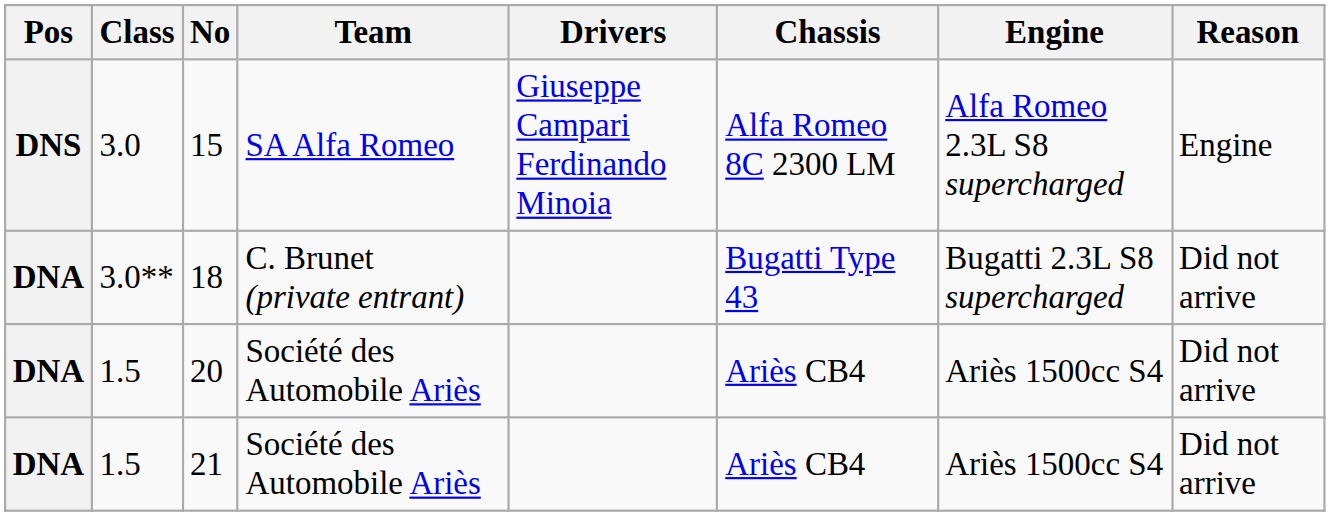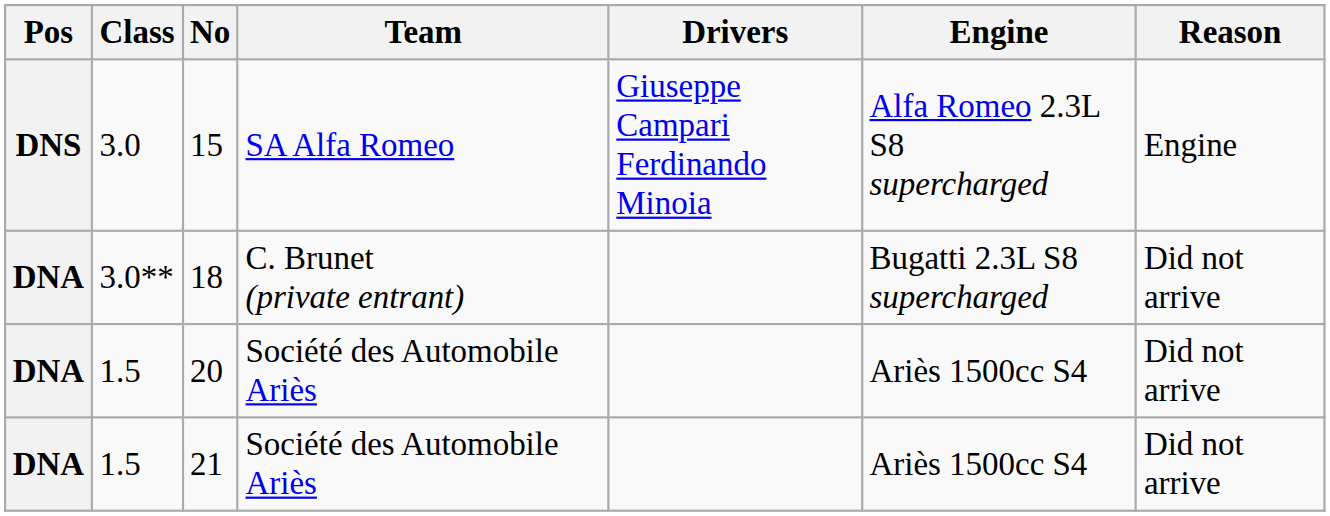- column: (828, 31)
